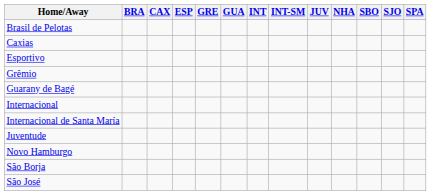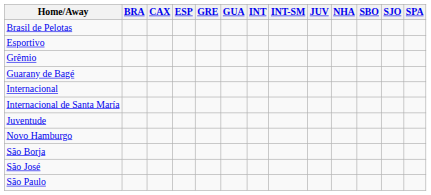- row: (20, 43)
+ row: (26, 182)
